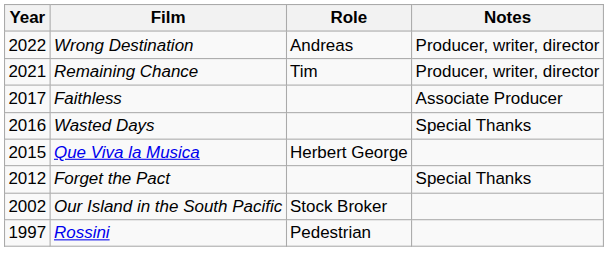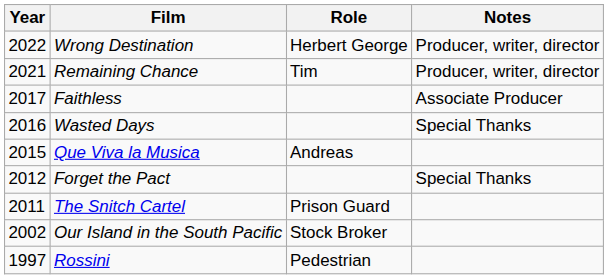(322, 44) Andreas -> (349, 44) Herbert George
(349, 152) Herbert George -> (322, 152) Andreas
+ row: (119, 206)
